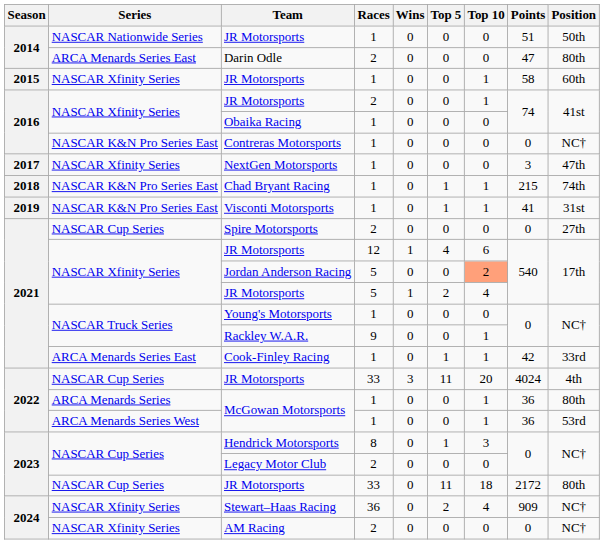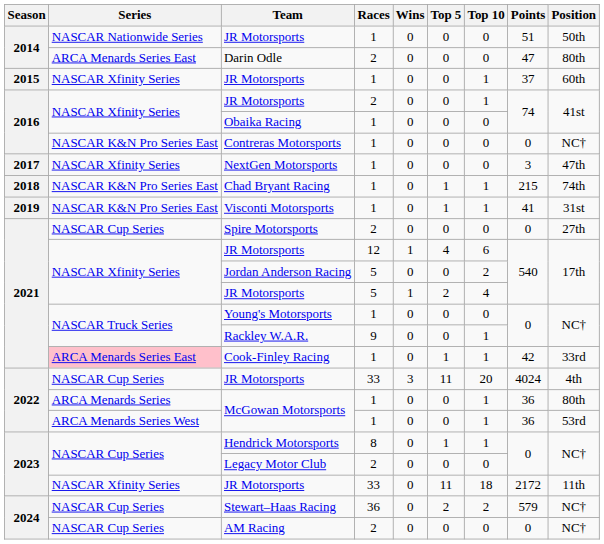(528, 79) 58 -> (528, 79) 37
(486, 272) lightsalmon background -> (486, 272) no background
(124, 357) no background -> (124, 357) pink background
(486, 443) 3 -> (486, 443) 1
(108, 485) NASCAR Cup Series -> (116, 485) NASCAR Xfinity Series
(574, 485) 80th -> (574, 485) 11th
(116, 507) NASCAR Xfinity Series -> (108, 507) NASCAR Cup Series
(486, 507) 4 -> (486, 507) 2
(528, 507) 909 -> (528, 507) 579
(116, 528) NASCAR Xfinity Series -> (108, 528) NASCAR Cup Series
